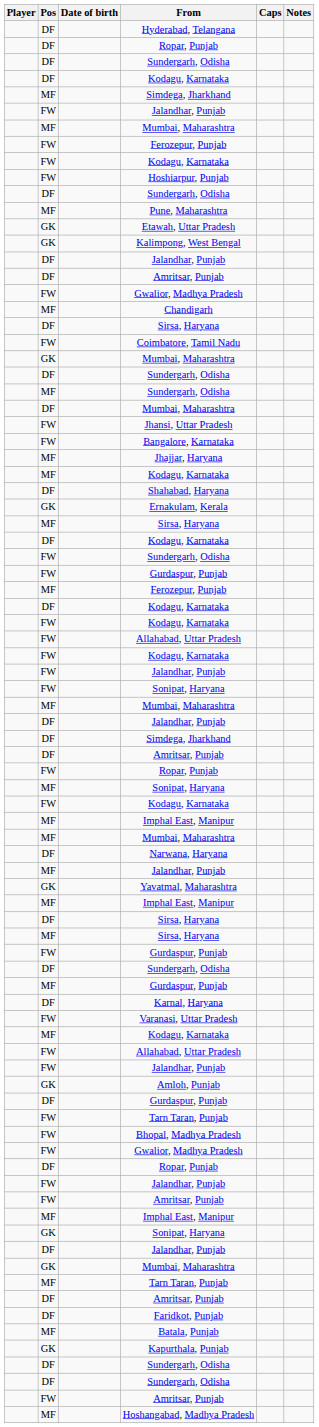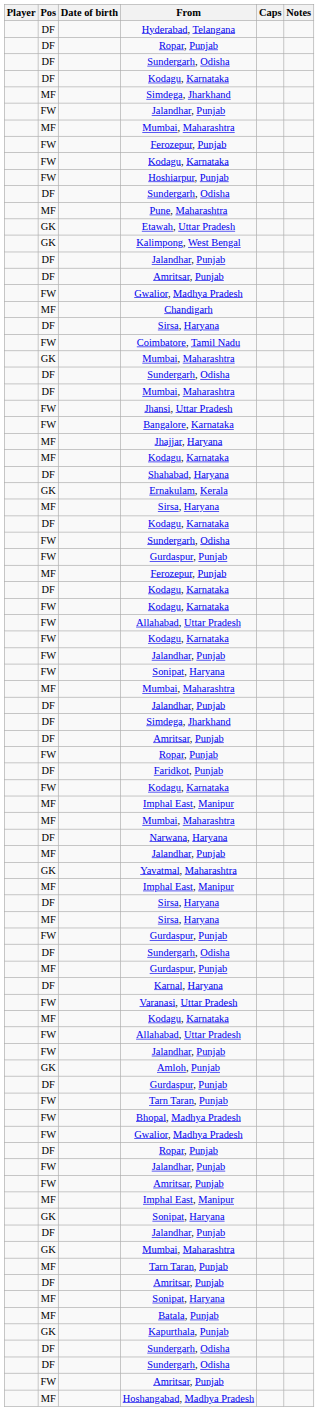- row: (48, 392)
rows swapped: (48, 1315) <-> (48, 787)
